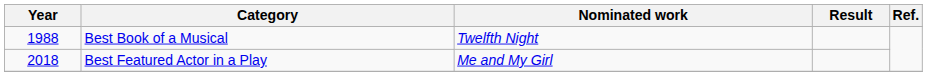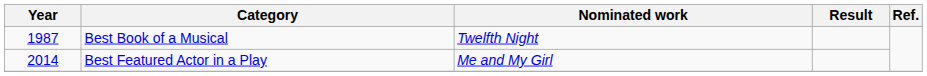(43, 37) 1988 -> (43, 37) 1987
(43, 60) 2018 -> (43, 60) 2014
